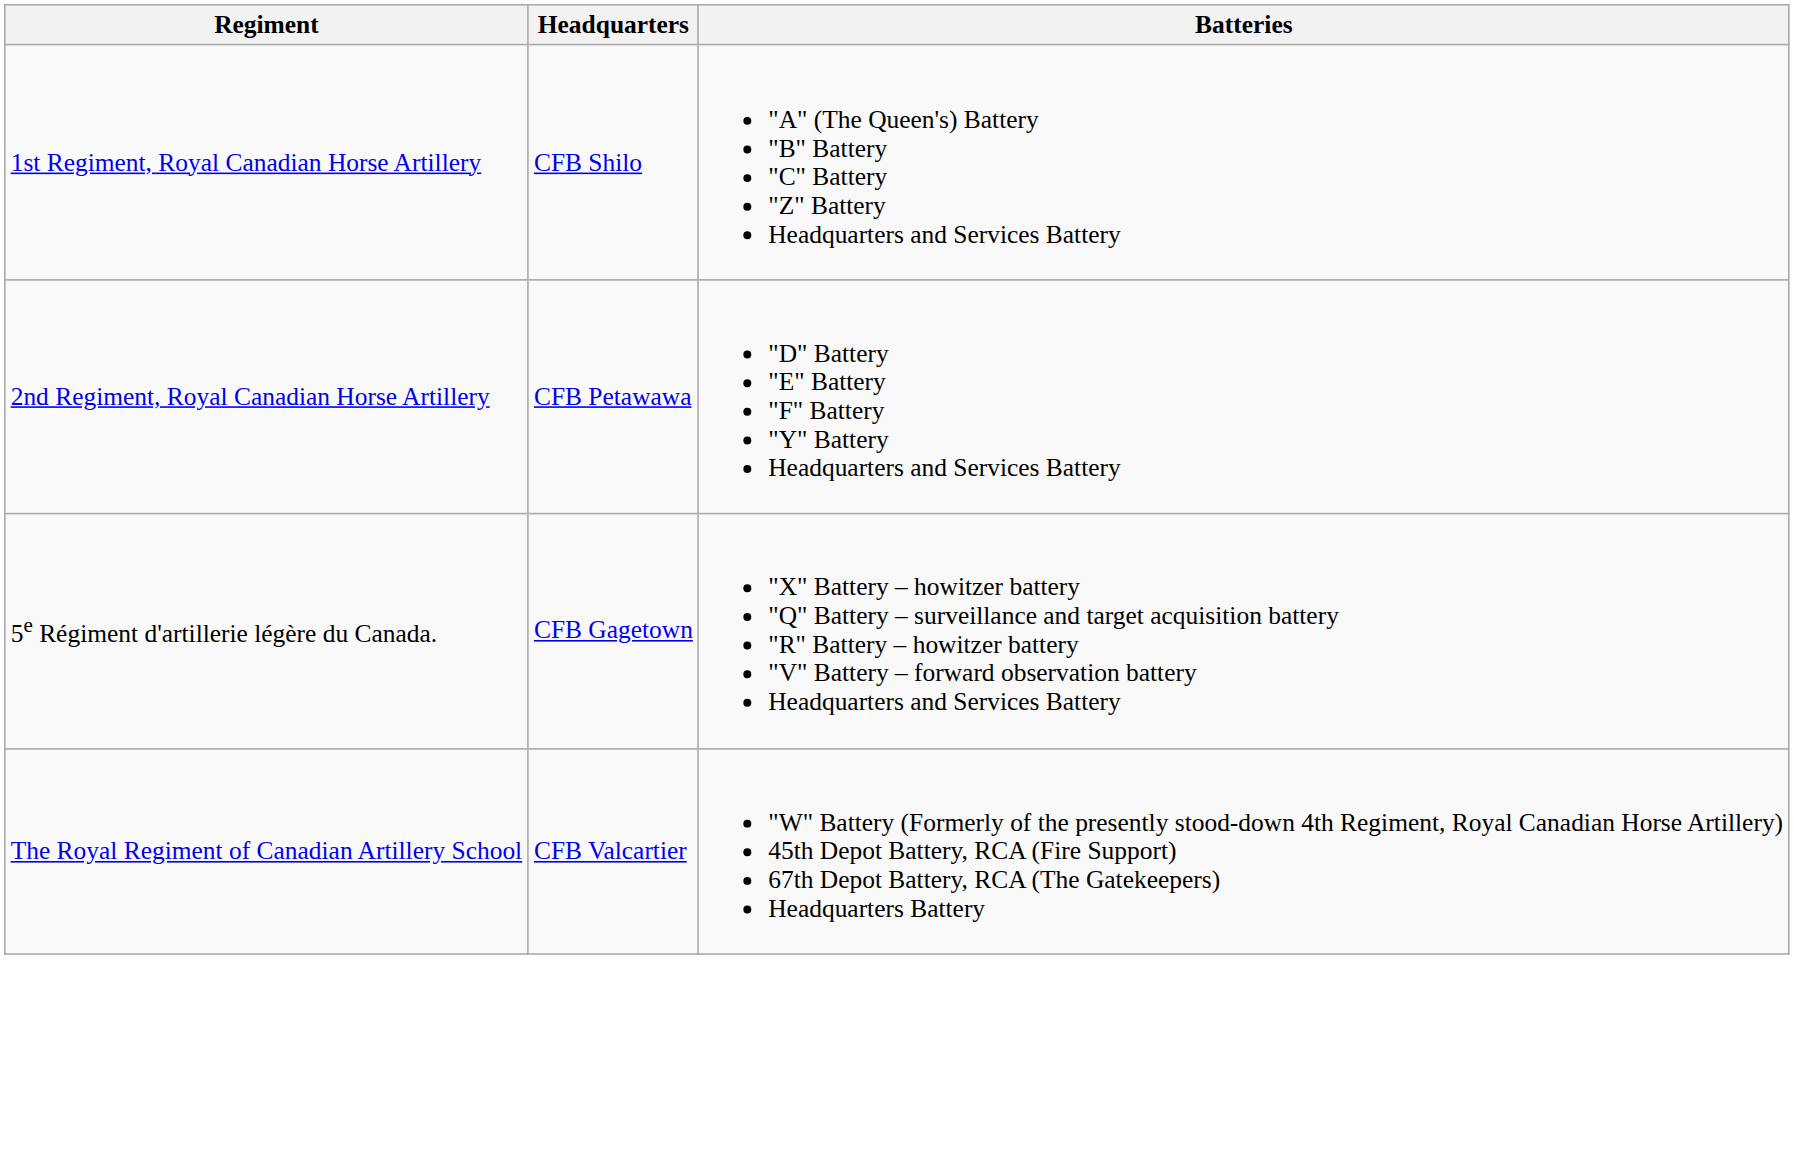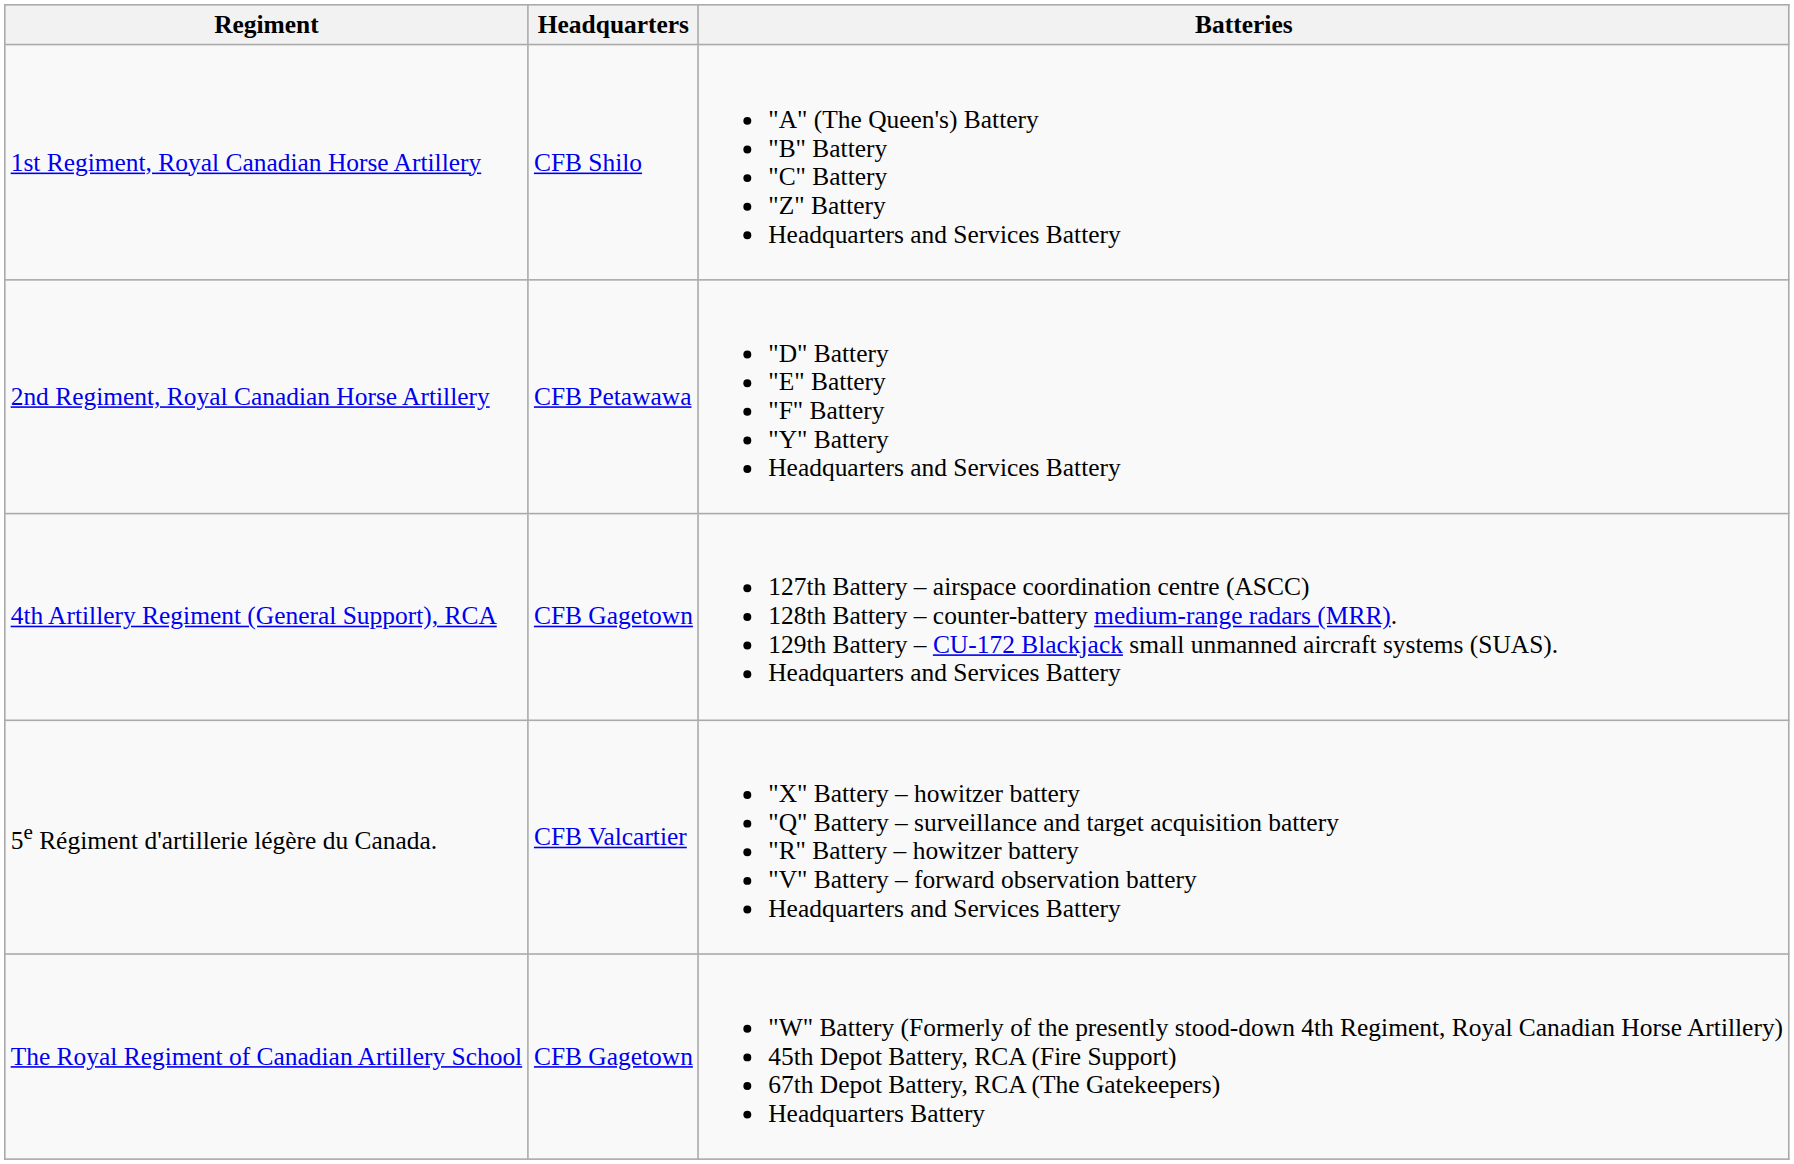+ row: (254, 616)
(613, 630) CFB Gagetown -> (610, 836) CFB Valcartier
(610, 850) CFB Valcartier -> (613, 1056) CFB Gagetown
